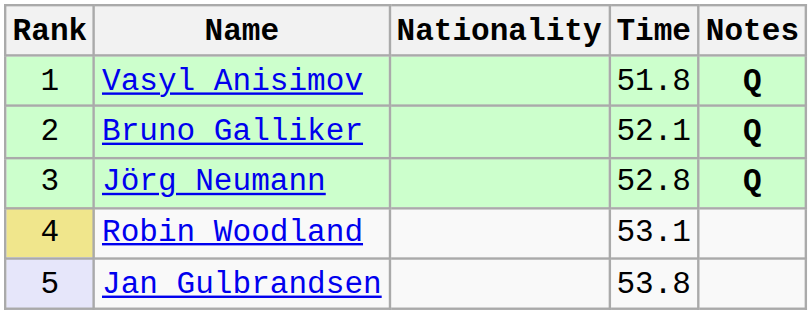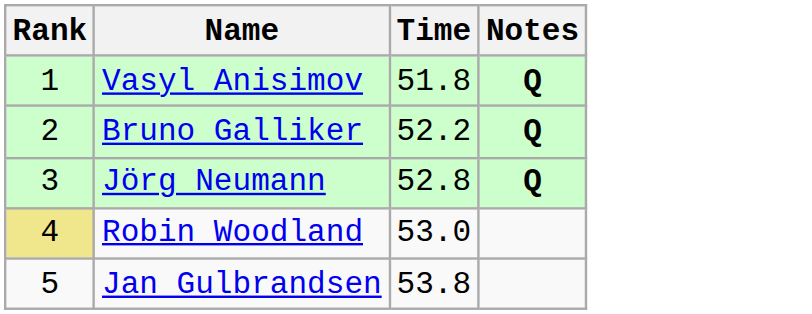- column: (499, 31)
(654, 132) 52.1 -> (434, 132) 52.2
(654, 233) 53.1 -> (434, 233) 53.0
(50, 284) lavender background -> (50, 284) no background
